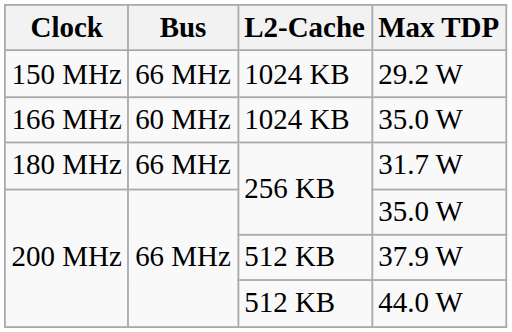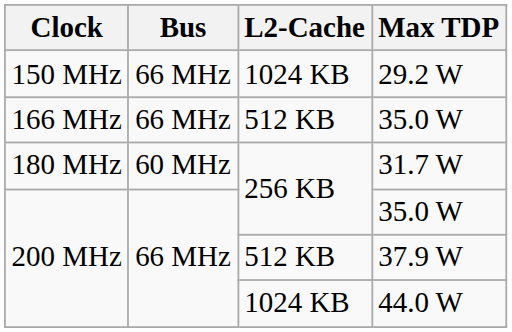(183, 119) 60 MHz -> (183, 119) 66 MHz
(297, 119) 1024 KB -> (290, 119) 512 KB
(183, 165) 66 MHz -> (183, 165) 60 MHz
(290, 303) 512 KB -> (297, 303) 1024 KB
